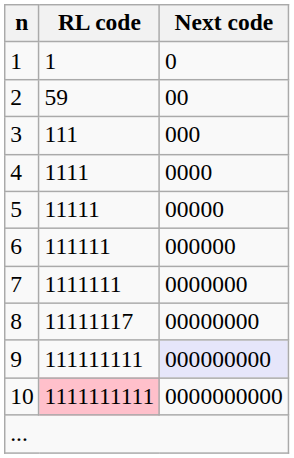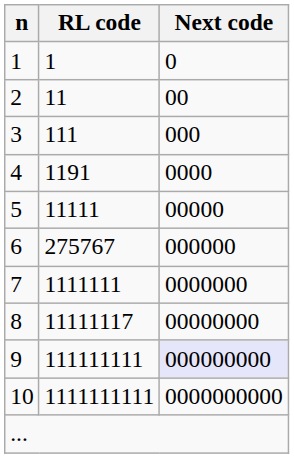(56, 97) 59 -> (56, 97) 11
(67, 172) 1111 -> (68, 172) 1191
(78, 246) 111111 -> (80, 246) 275767
(99, 396) pink background -> (99, 396) no background
